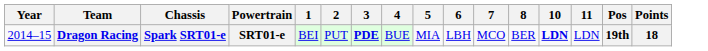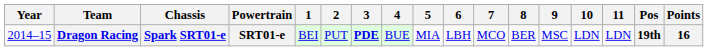+ column: (555, 14)
(555, 35) bold -> (587, 35) normal
(652, 35) 18 -> (683, 35) 16
